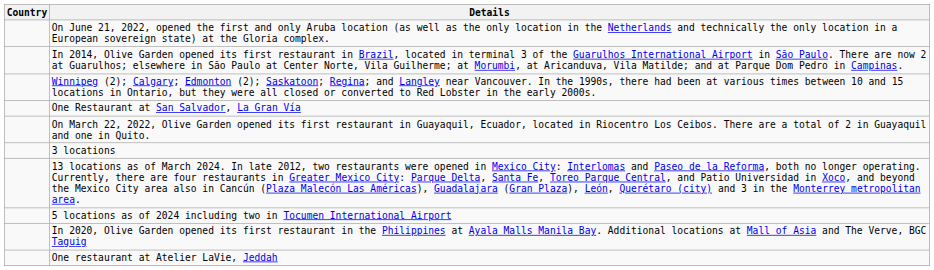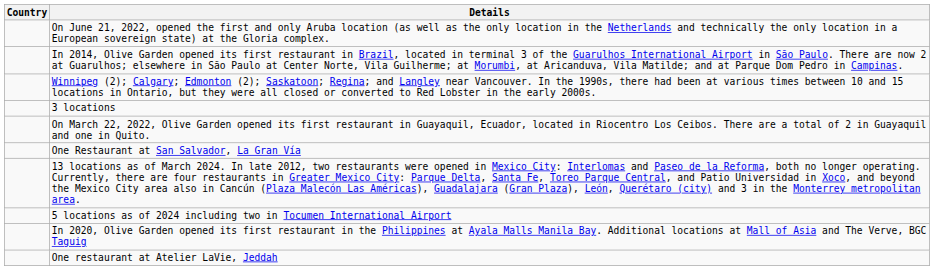rows swapped: (84, 151) <-> (176, 108)
